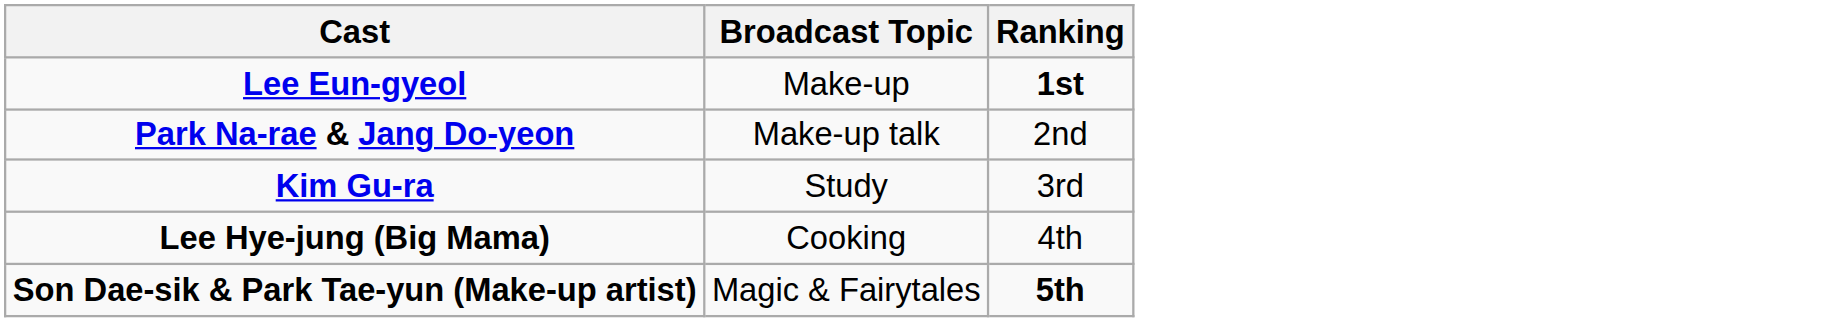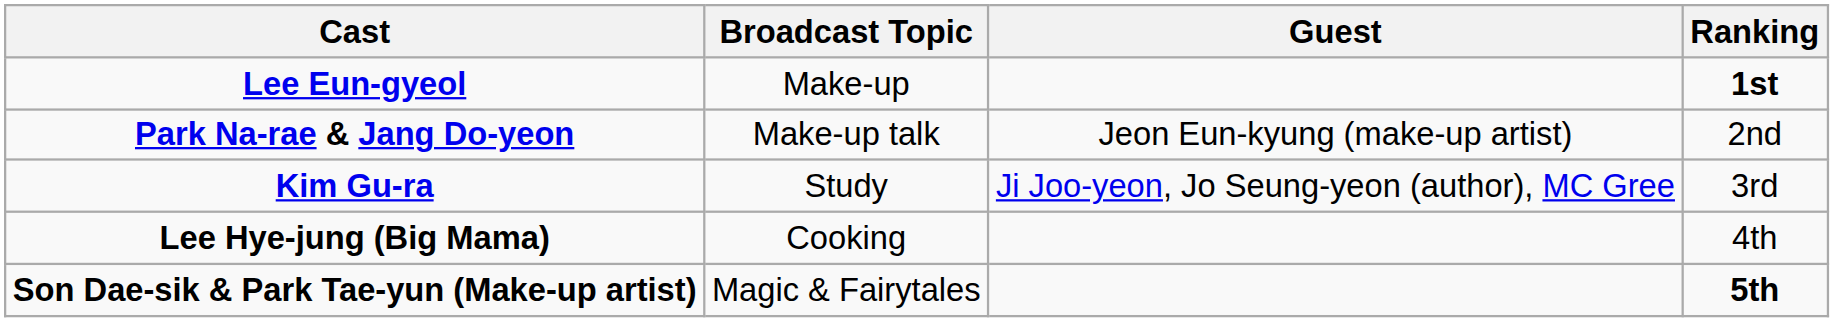+ column: (1335, 31)
